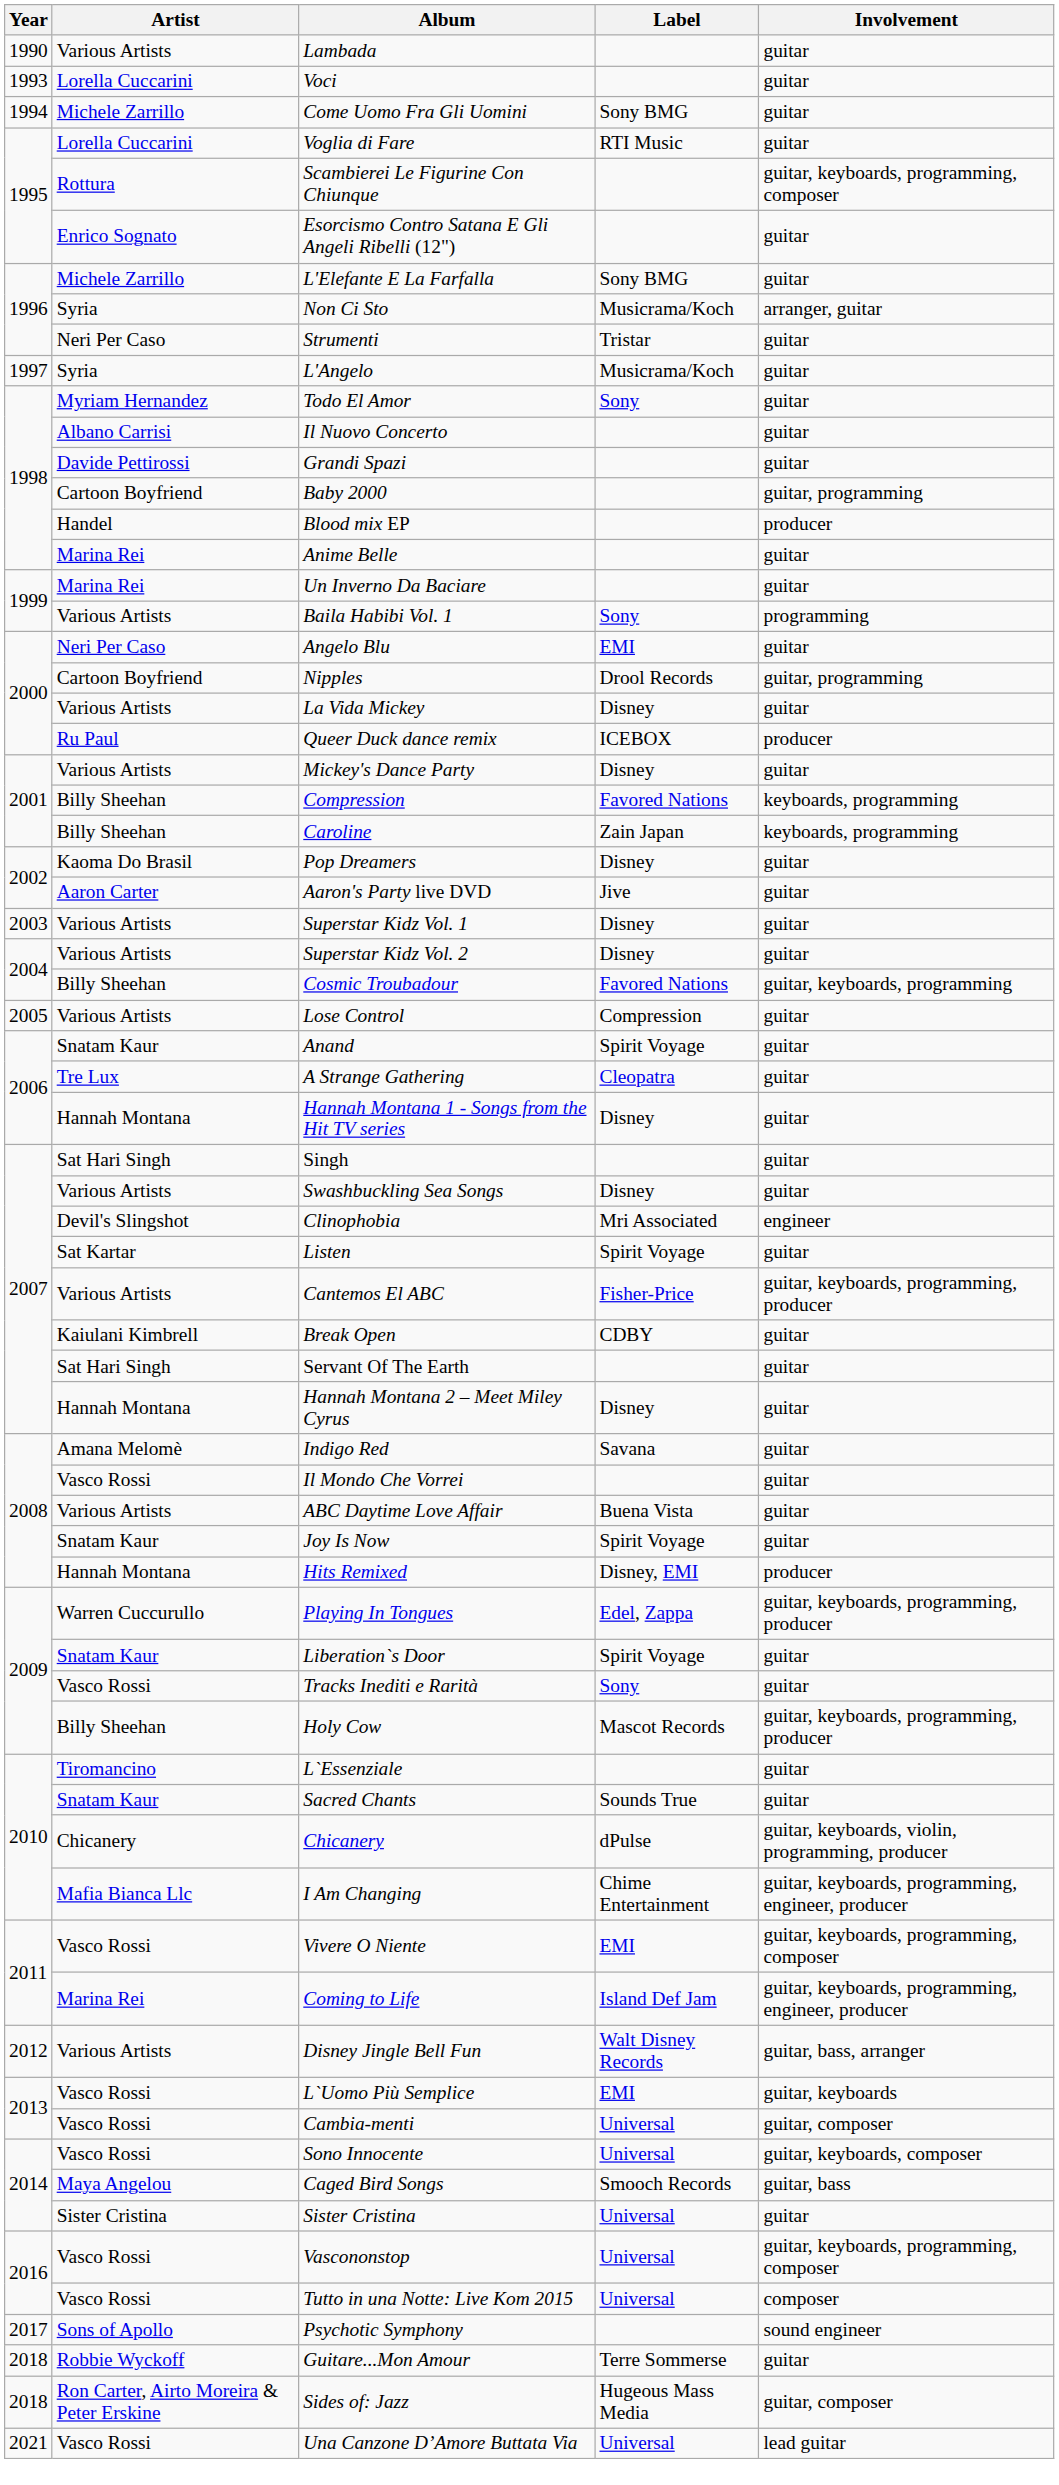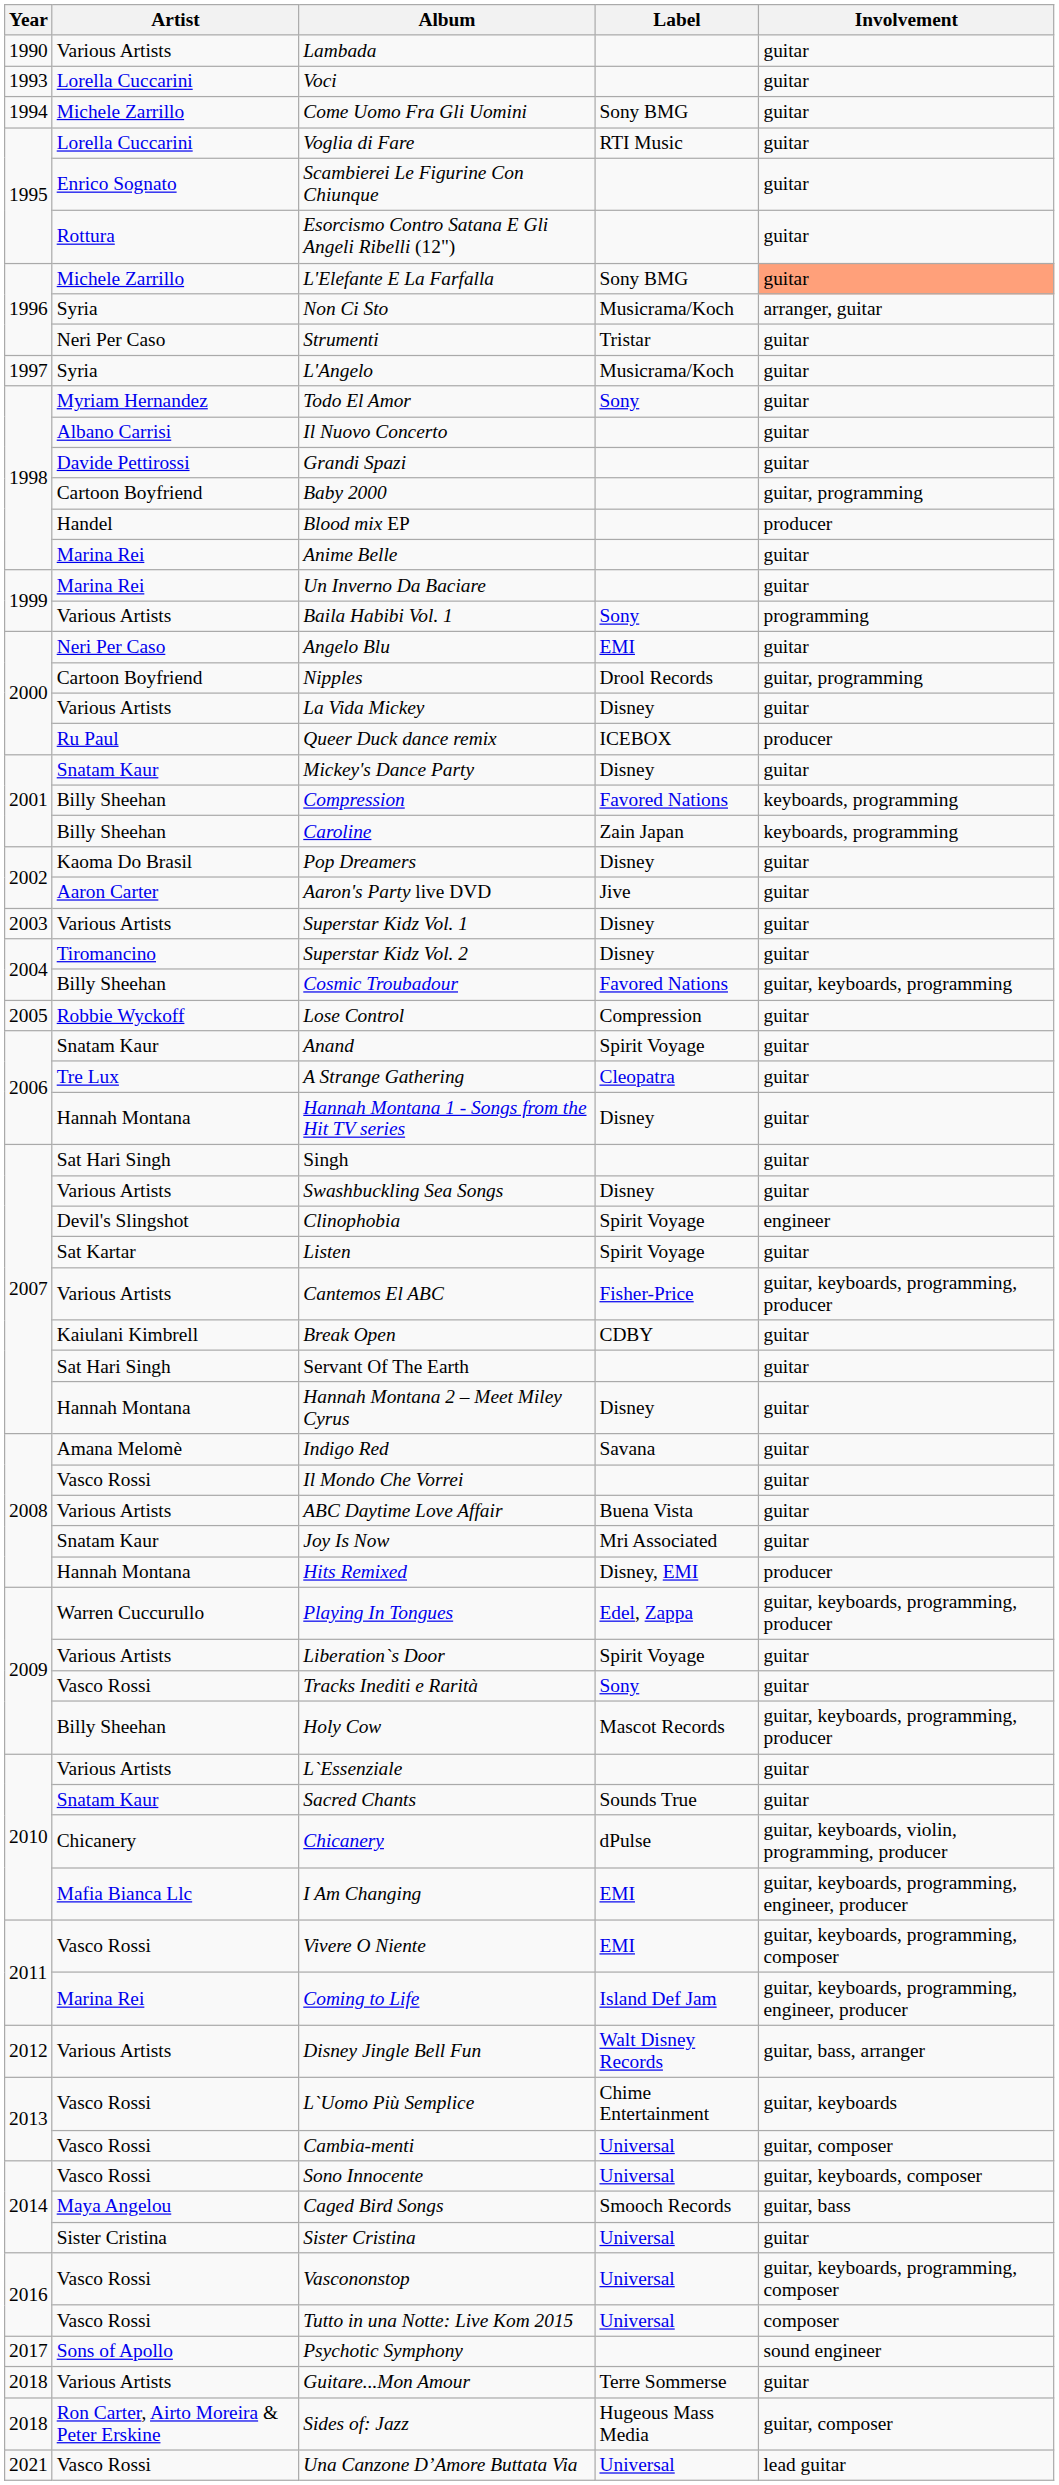(86, 184) Rottura -> (117, 184) Enrico Sognato
(890, 184) guitar, keyboards, programming, composer -> (786, 184) guitar
(117, 236) Enrico Sognato -> (86, 236) Rottura
(786, 278) no background -> (786, 278) lightsalmon background
(114, 769) Various Artists -> (108, 769) Snatam Kaur
(114, 953) Various Artists -> (106, 953) Tiromancino
(114, 1015) Various Artists -> (121, 1015) Robbie Wyckoff
(658, 1221) Mri Associated -> (652, 1221) Spirit Voyage
(652, 1541) Spirit Voyage -> (658, 1541) Mri Associated
(108, 1655) Snatam Kaur -> (114, 1655) Various Artists
(106, 1768) Tiromancino -> (114, 1768) Various Artists
(654, 1893) Chime Entertainment -> (617, 1893) EMI
(617, 2092) EMI -> (654, 2103) Chime Entertainment
(121, 2360) Robbie Wyckoff -> (114, 2381) Various Artists
